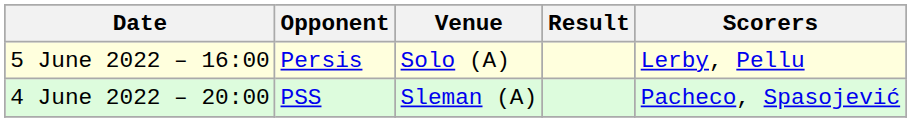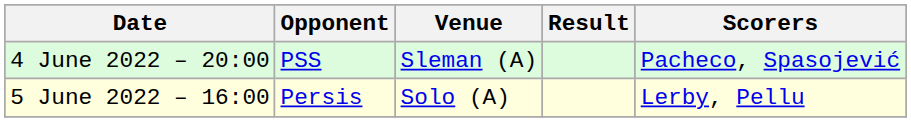rows swapped: (140, 98) <-> (140, 60)
